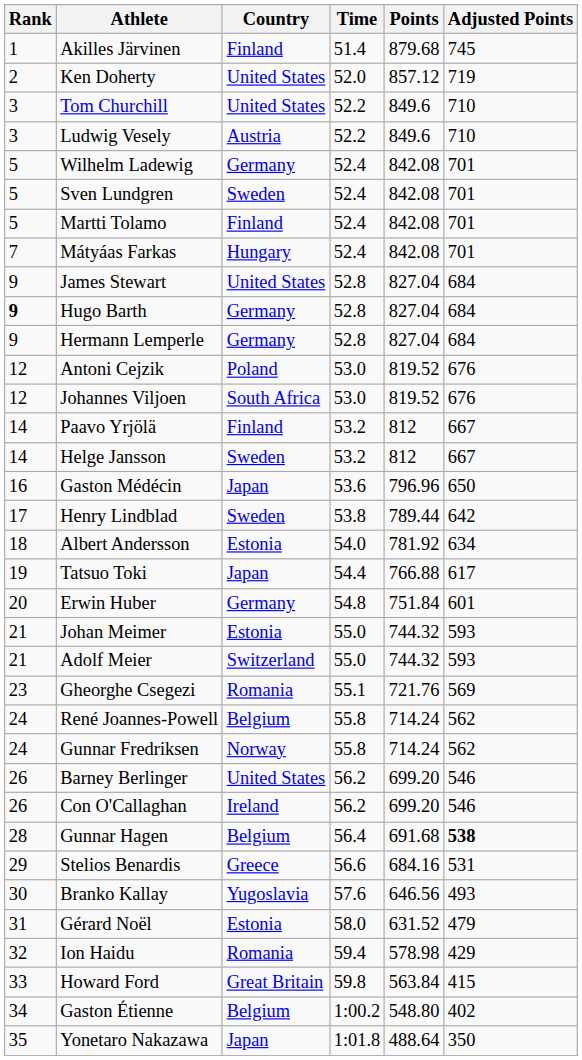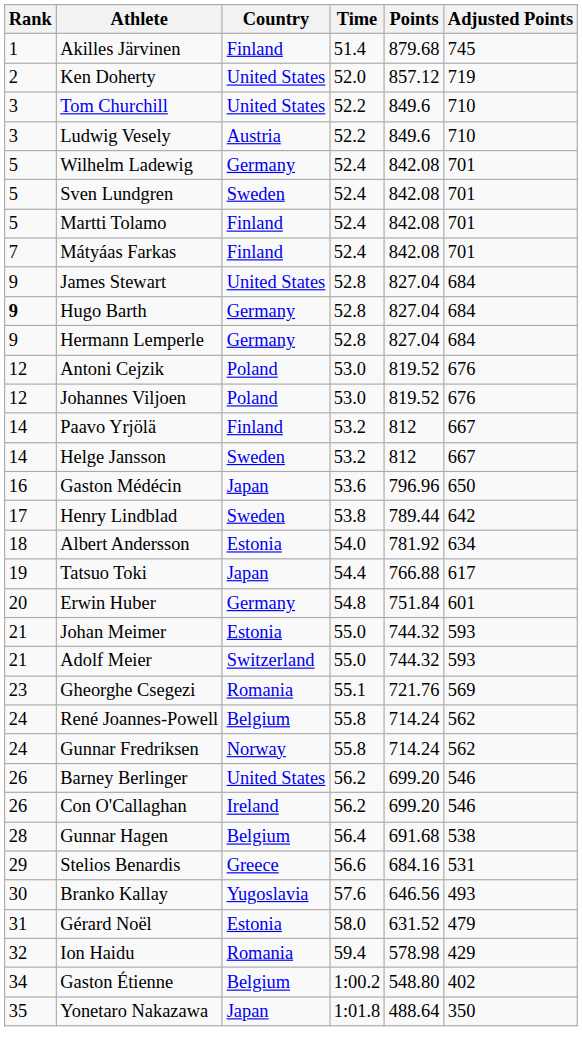(259, 252) Hungary -> (255, 252) Finland
(273, 398) South Africa -> (252, 398) Poland
(462, 836) bold -> (462, 836) normal
- row: (110, 982)
